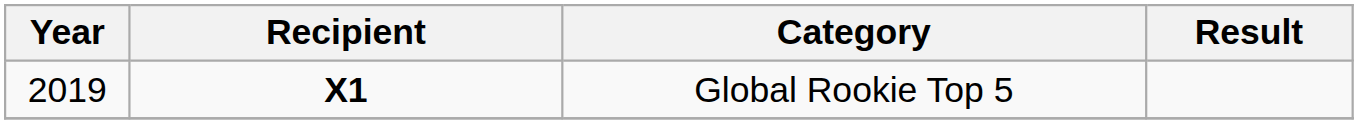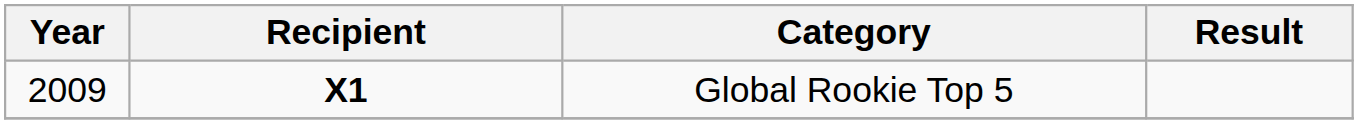(67, 88) 2019 -> (67, 88) 2009
